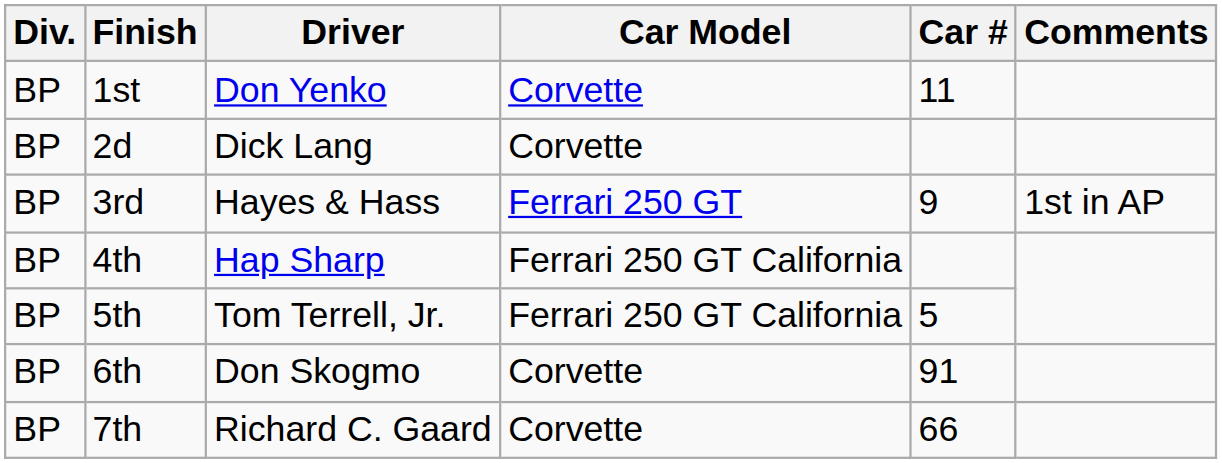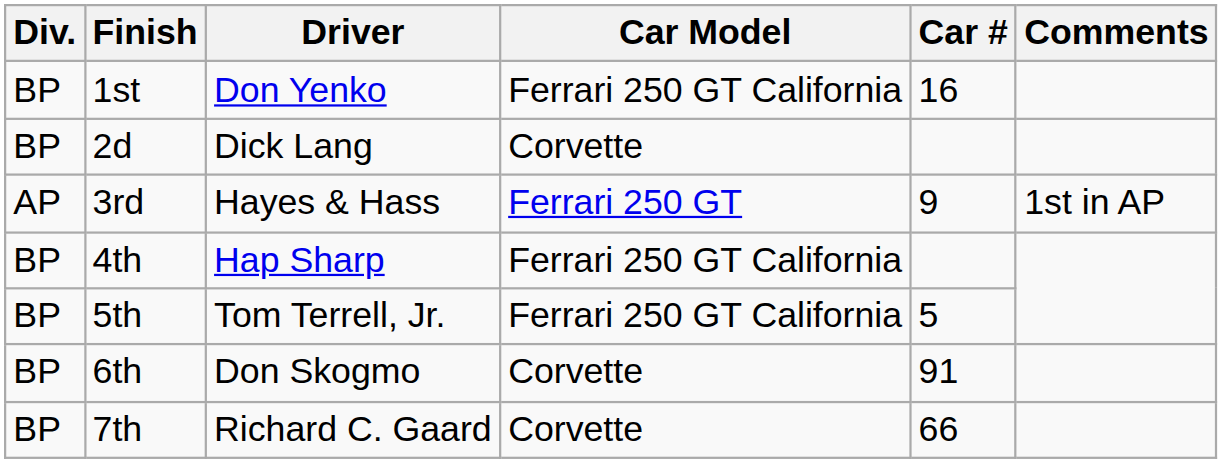(576, 89) Corvette -> (705, 89) Ferrari 250 GT California
(937, 89) 11 -> (938, 89) 16
(37, 202) BP -> (37, 202) AP
